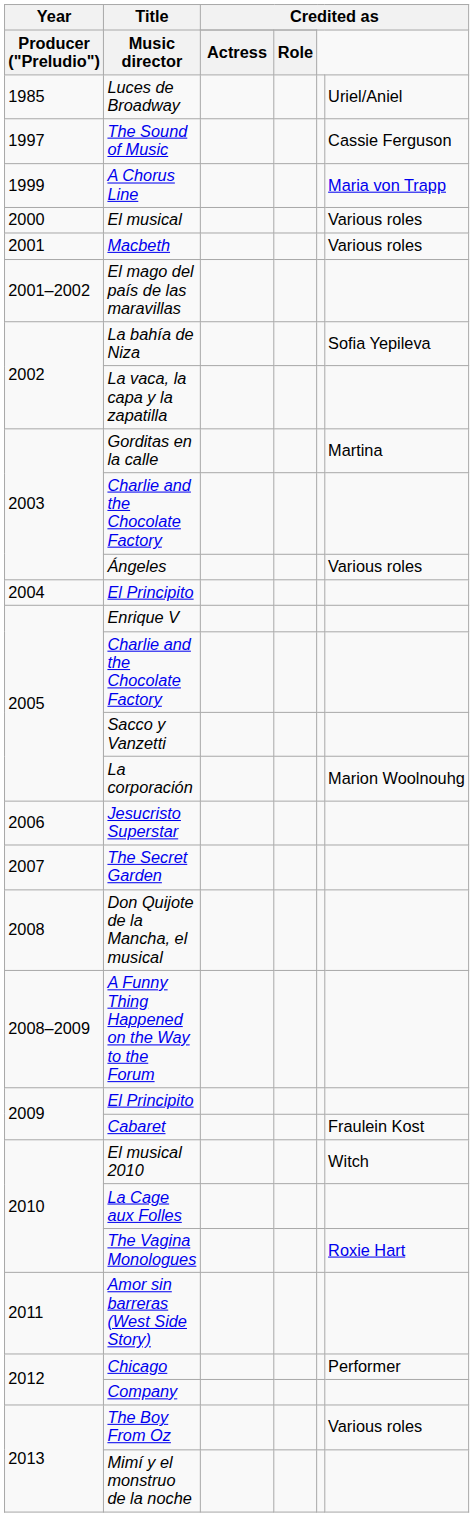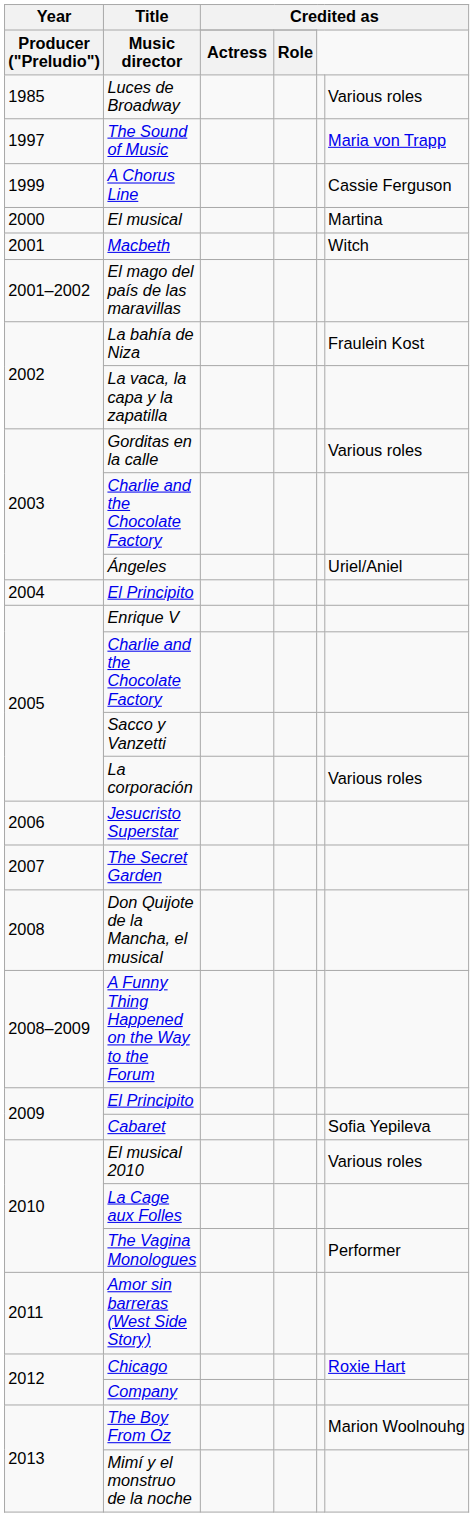(365, 96) Uriel/Aniel -> (375, 96) Various roles
(390, 140) Cassie Ferguson -> (387, 140) Maria von Trapp
(387, 185) Maria von Trapp -> (390, 185) Cassie Ferguson
(375, 220) Various roles -> (355, 220) Martina
(375, 246) Various roles -> (349, 246) Witch
(379, 343) Sofia Yepileva -> (376, 343) Fraulein Kost
(355, 450) Martina -> (375, 450) Various roles
(375, 566) Various roles -> (365, 566) Uriel/Aniel
(396, 778) Marion Woolnouhg -> (375, 778) Various roles
(376, 1126) Fraulein Kost -> (379, 1126) Sofia Yepileva
(349, 1161) Witch -> (375, 1161) Various roles
(367, 1250) Roxie Hart -> (364, 1250) Performer
(364, 1366) Performer -> (367, 1366) Roxie Hart
(375, 1427) Various roles -> (396, 1427) Marion Woolnouhg
